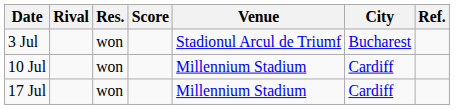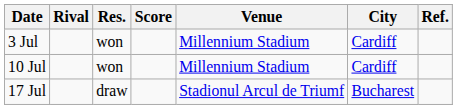(259, 41) Stadionul Arcul de Triumf -> (244, 41) Millennium Stadium
(380, 41) Bucharest -> (374, 41) Cardiff
(110, 91) won -> (112, 91) draw
(241, 91) Millennium Stadium -> (262, 91) Stadionul Arcul de Triumf
(371, 91) Cardiff -> (383, 91) Bucharest
